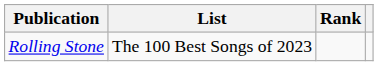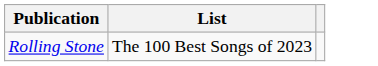- column: (341, 18)
